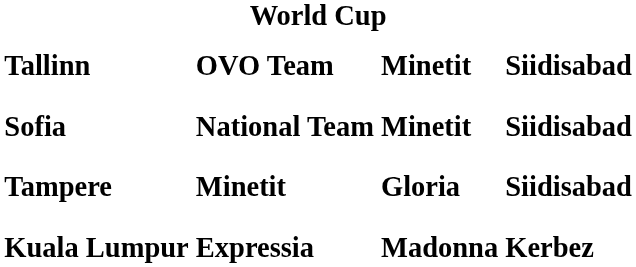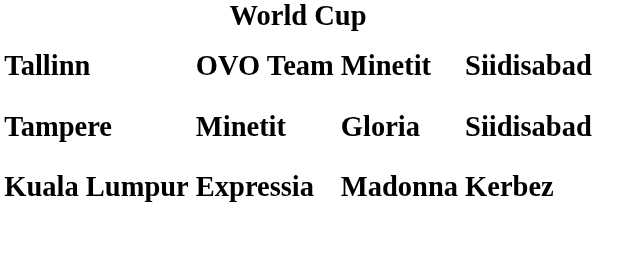- row: (35, 126)
